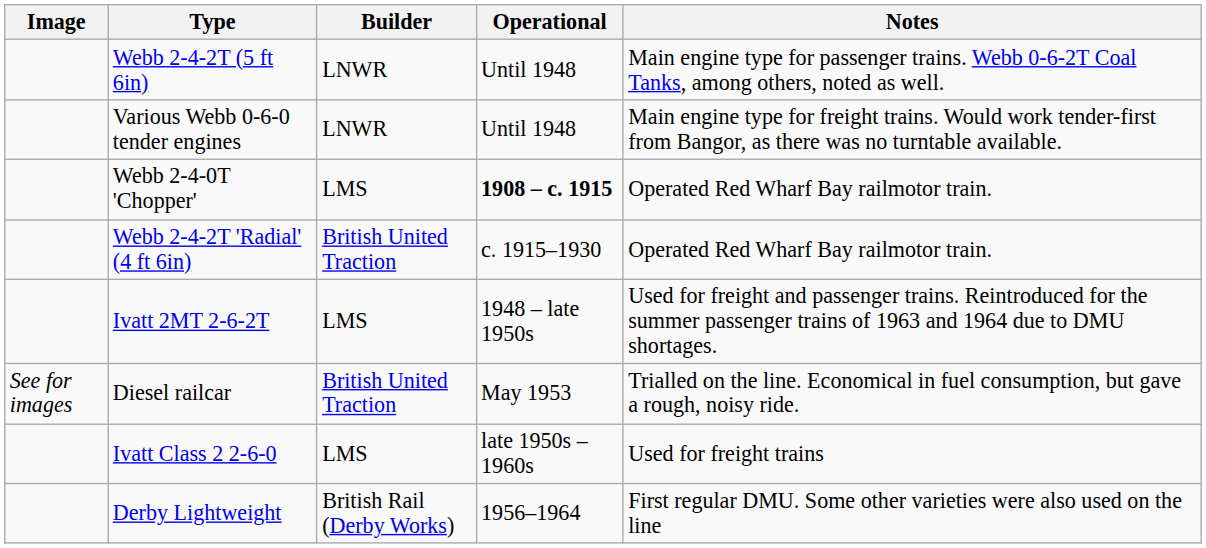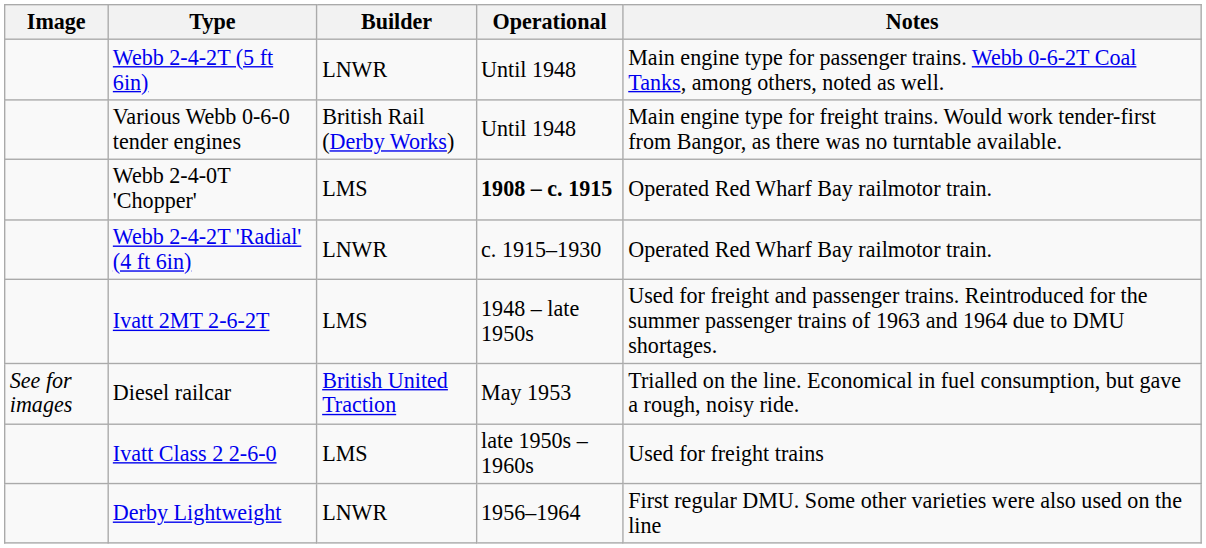(355, 129) LNWR -> (388, 129) British Rail (Derby Works)
(385, 249) British United Traction -> (355, 249) LNWR
(388, 513) British Rail (Derby Works) -> (355, 513) LNWR
